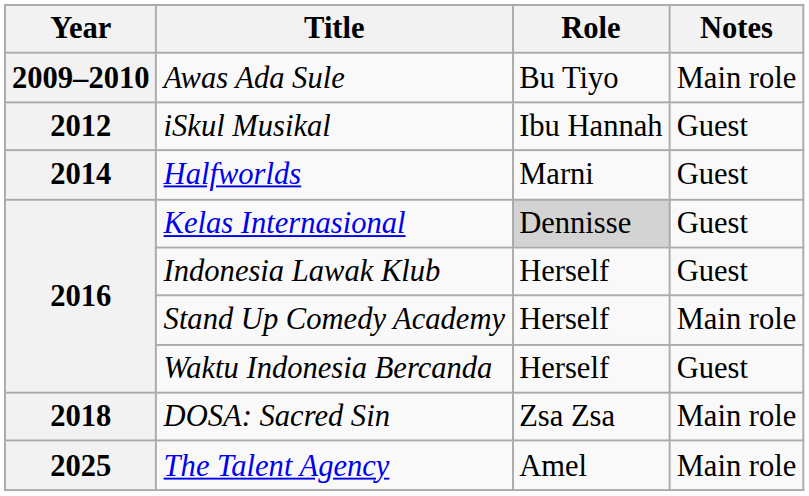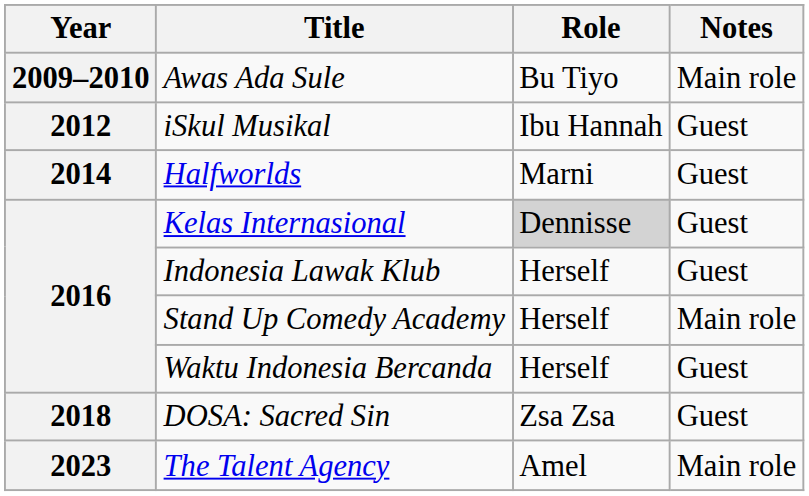(737, 416) Main role -> (712, 416) Guest
(81, 464) 2025 -> (81, 464) 2023
